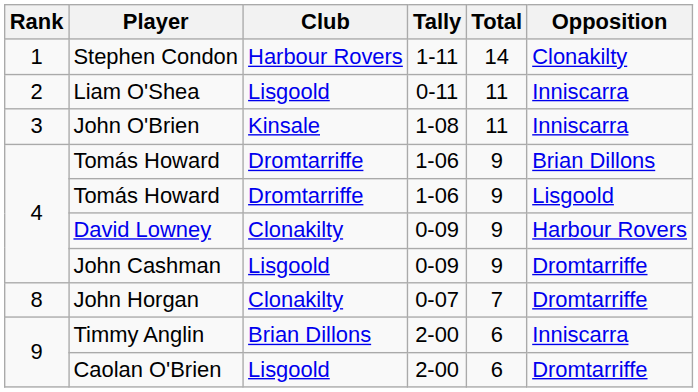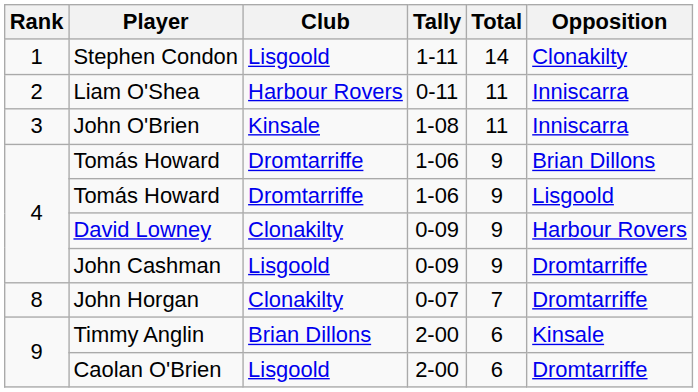(325, 56) Harbour Rovers -> (289, 56) Lisgoold
(289, 91) Lisgoold -> (325, 91) Harbour Rovers
(580, 334) Inniscarra -> (568, 334) Kinsale
